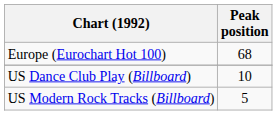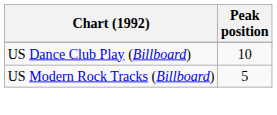- row: (87, 53)
